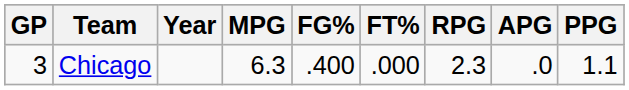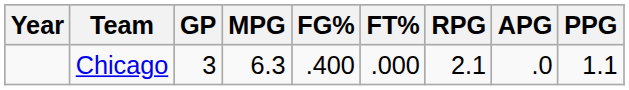columns swapped: (190, 25) <-> (29, 25)
(469, 65) 2.3 -> (469, 65) 2.1
